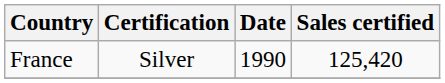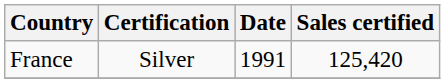(263, 59) 1990 -> (263, 59) 1991
